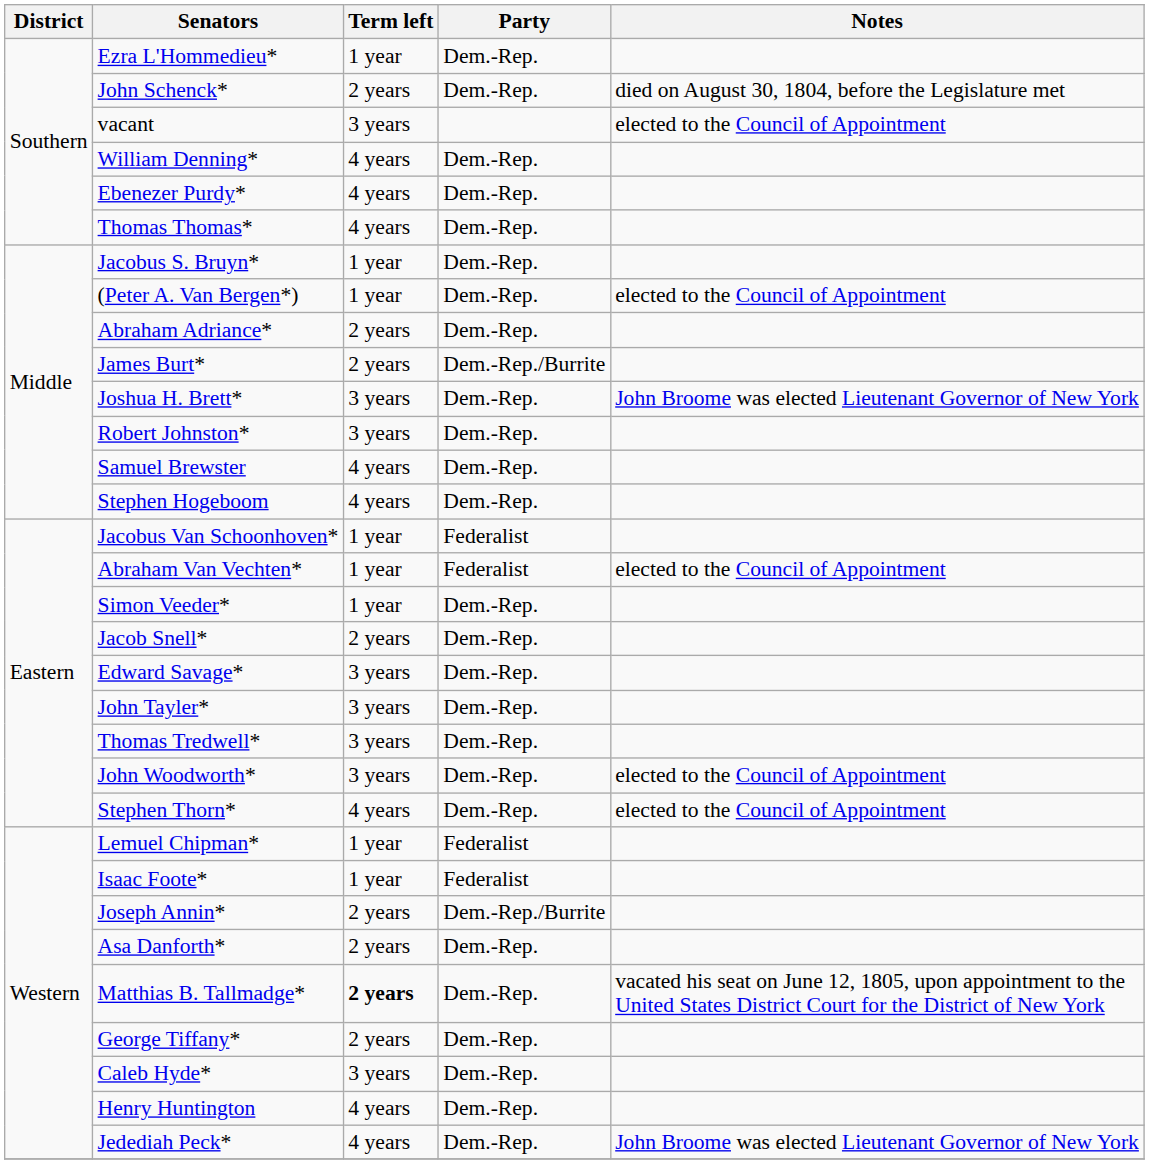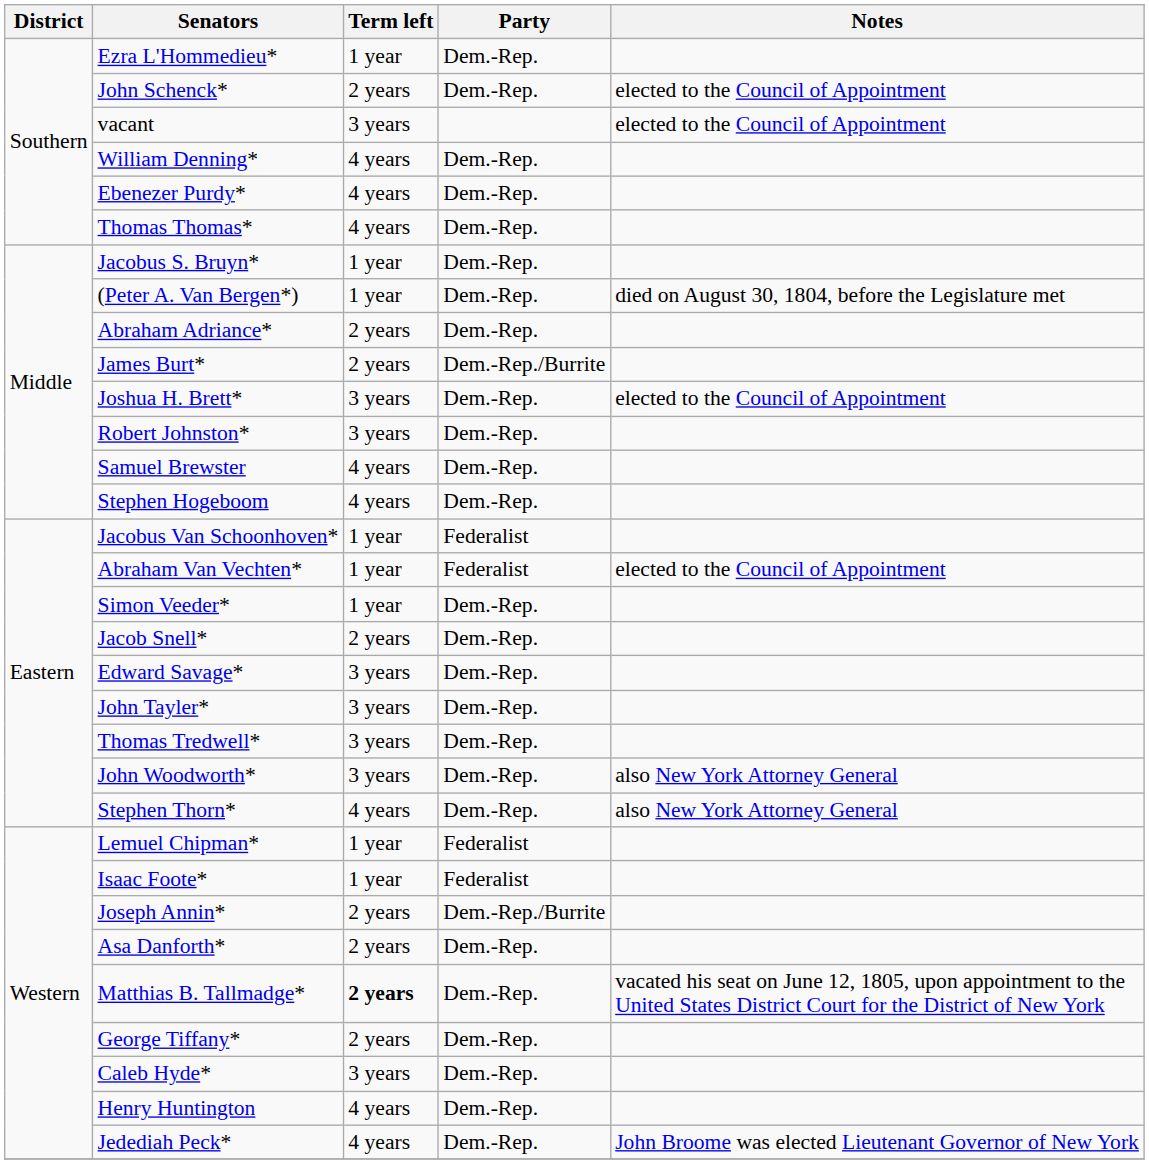(840, 90) died on August 30, 1804, before the Legislature met -> (780, 90) elected to the Council of Appointment
(780, 295) elected to the Council of Appointment -> (840, 295) died on August 30, 1804, before the Legislature met
(877, 398) John Broome was elected Lieutenant Governor of New York -> (780, 398) elected to the Council of Appointment
(780, 775) elected to the Council of Appointment -> (756, 775) also New York Attorney General
(780, 809) elected to the Council of Appointment -> (756, 809) also New York Attorney General
